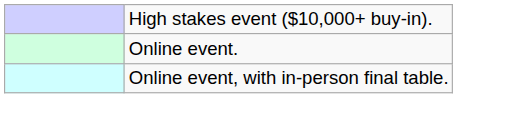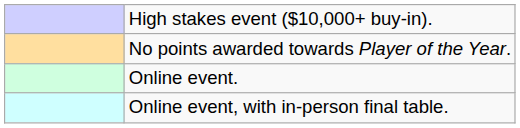+ row: (320, 48)
